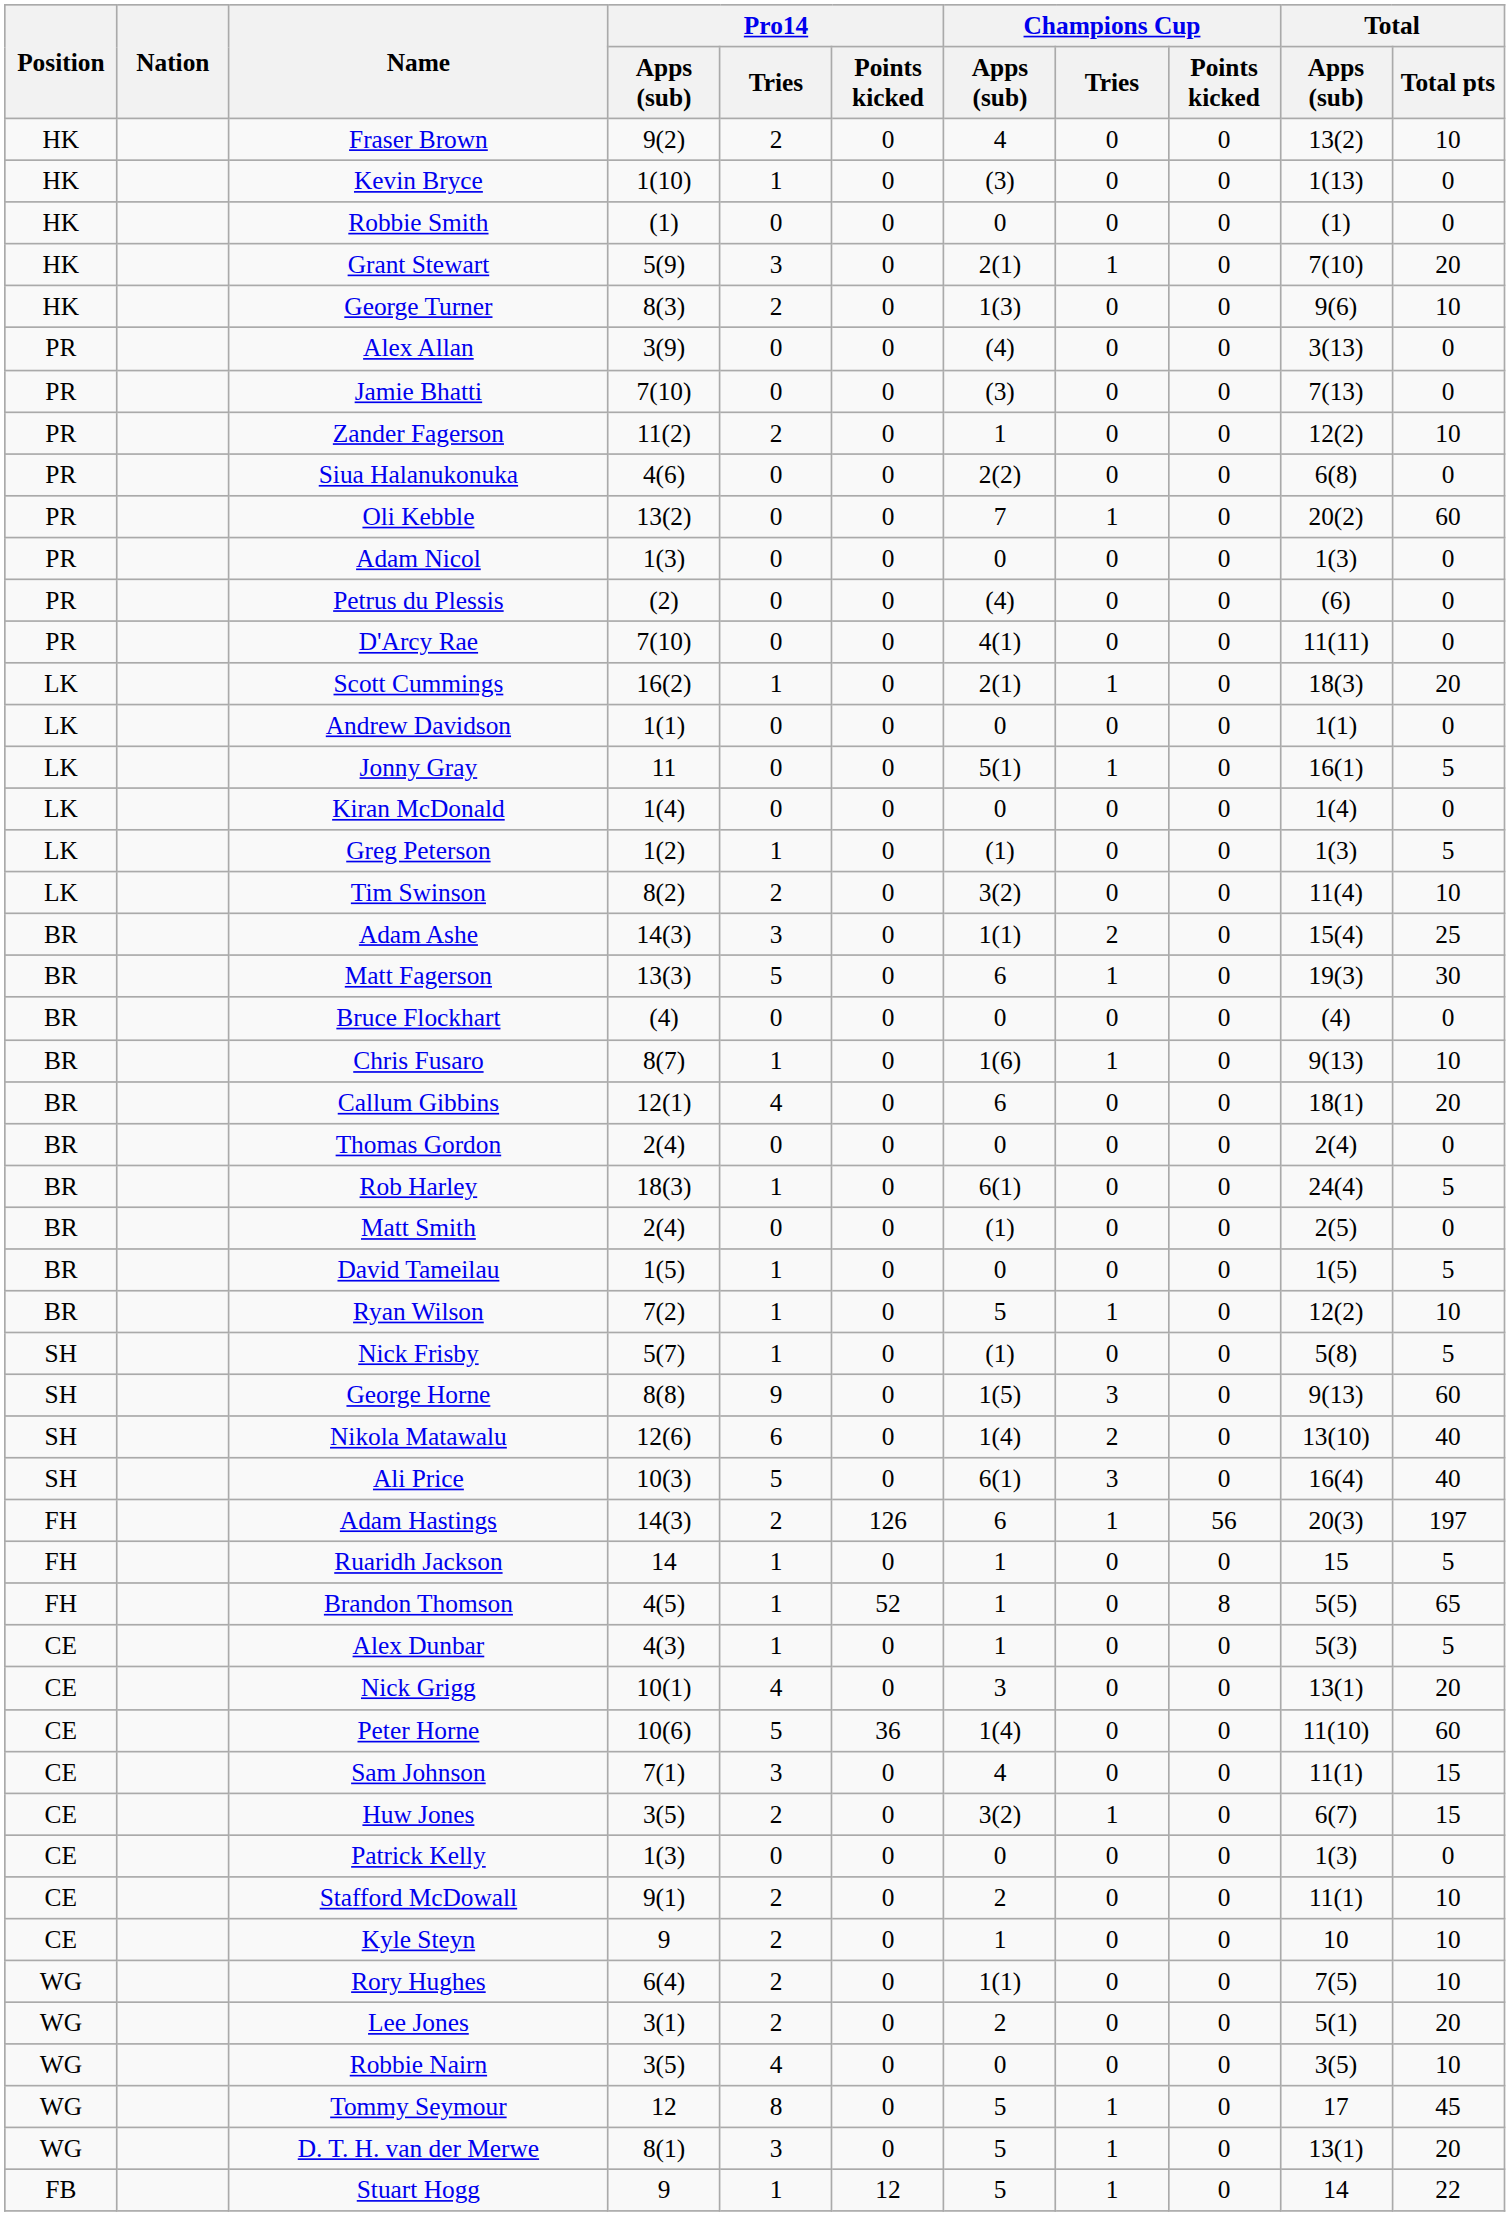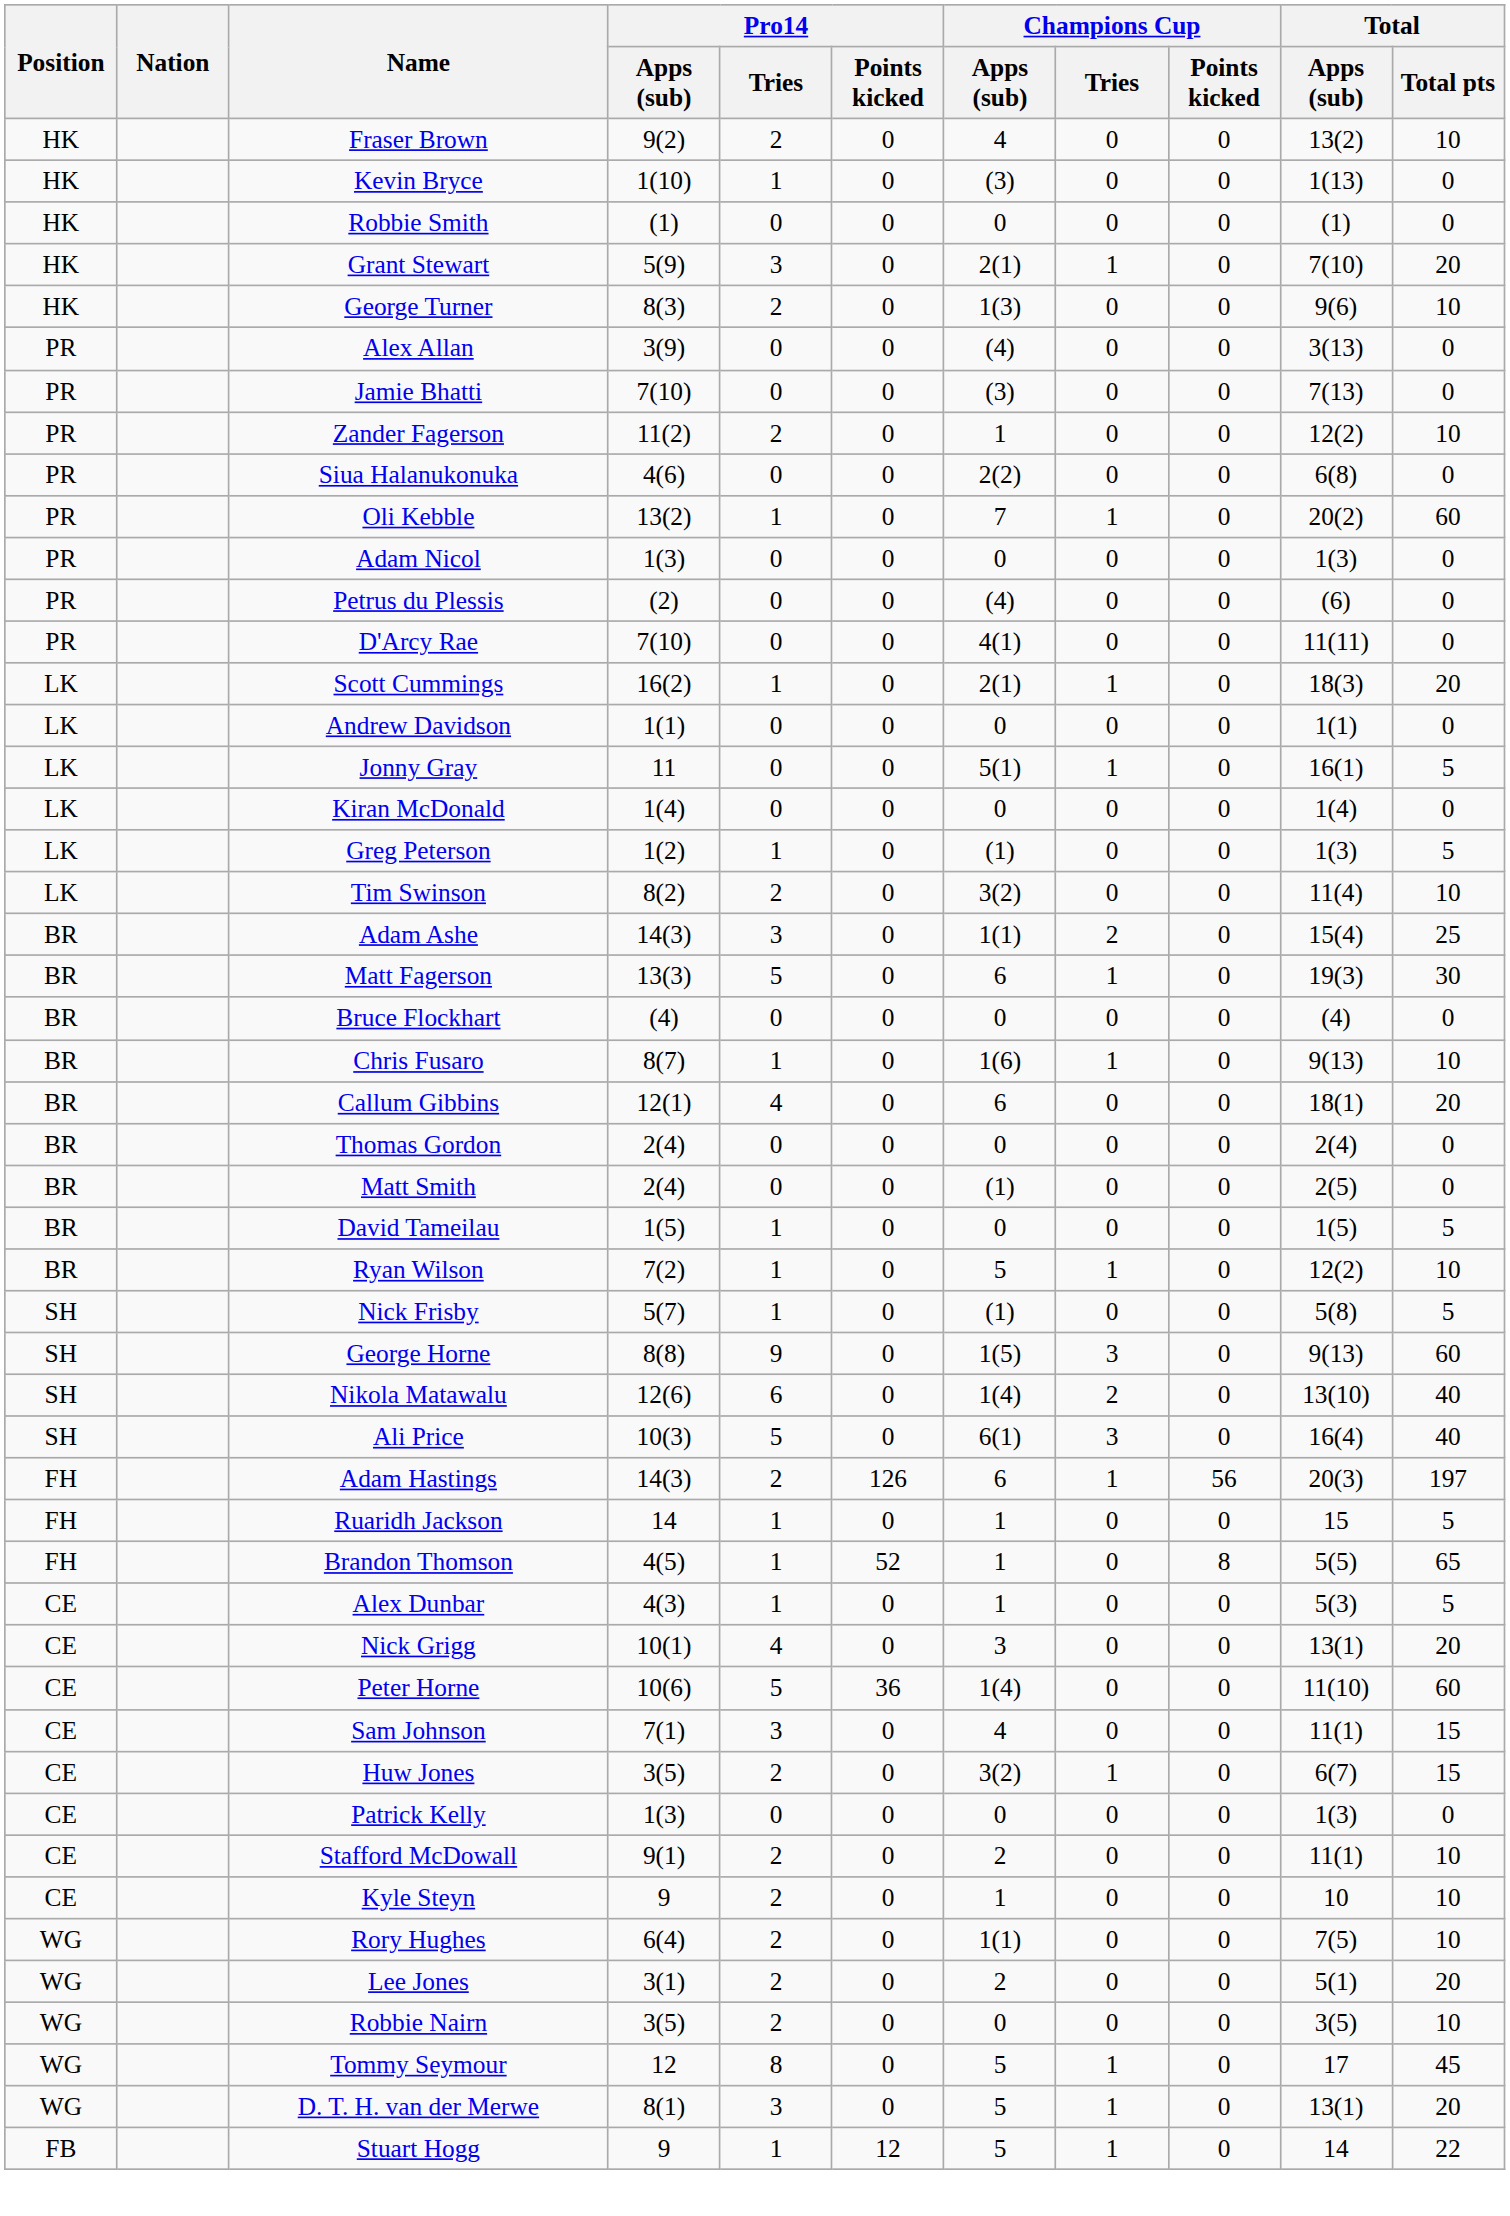(776, 516) 0 -> (776, 516) 1
- row: (418, 1185)
(776, 2064) 4 -> (776, 2022) 2
